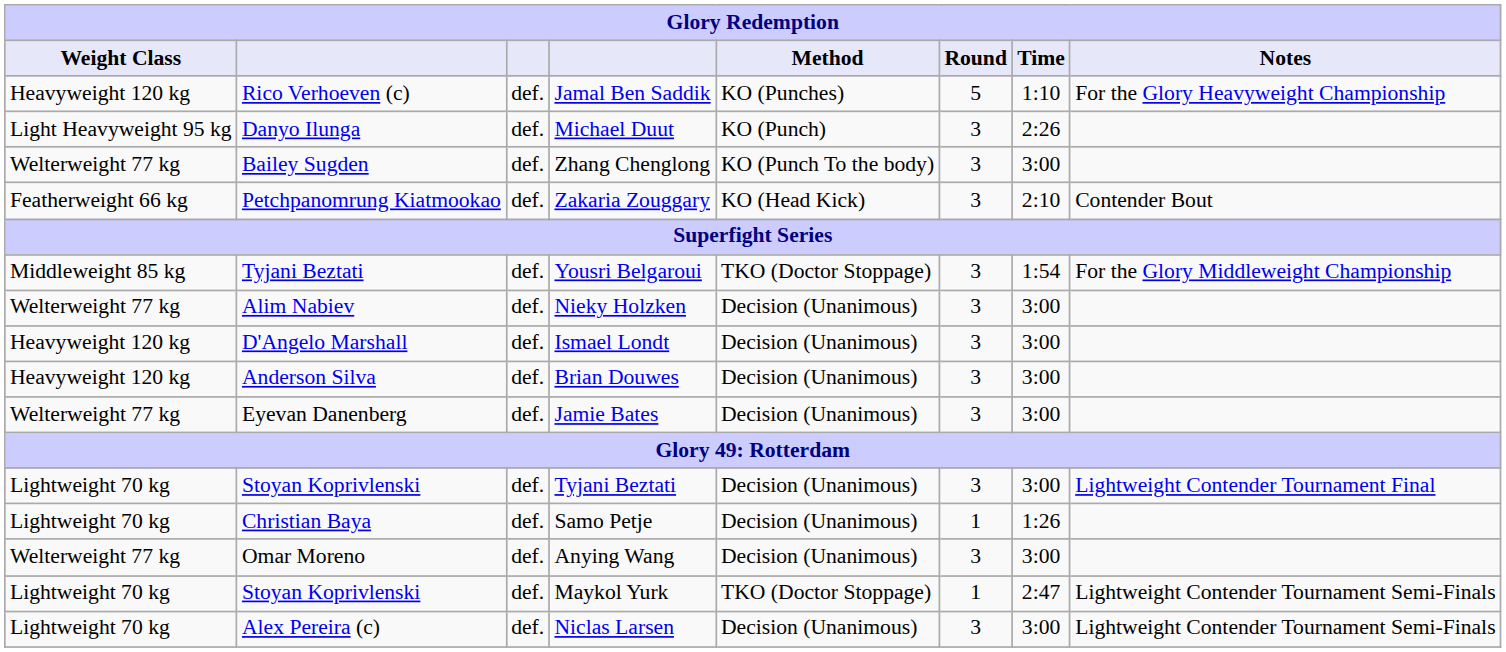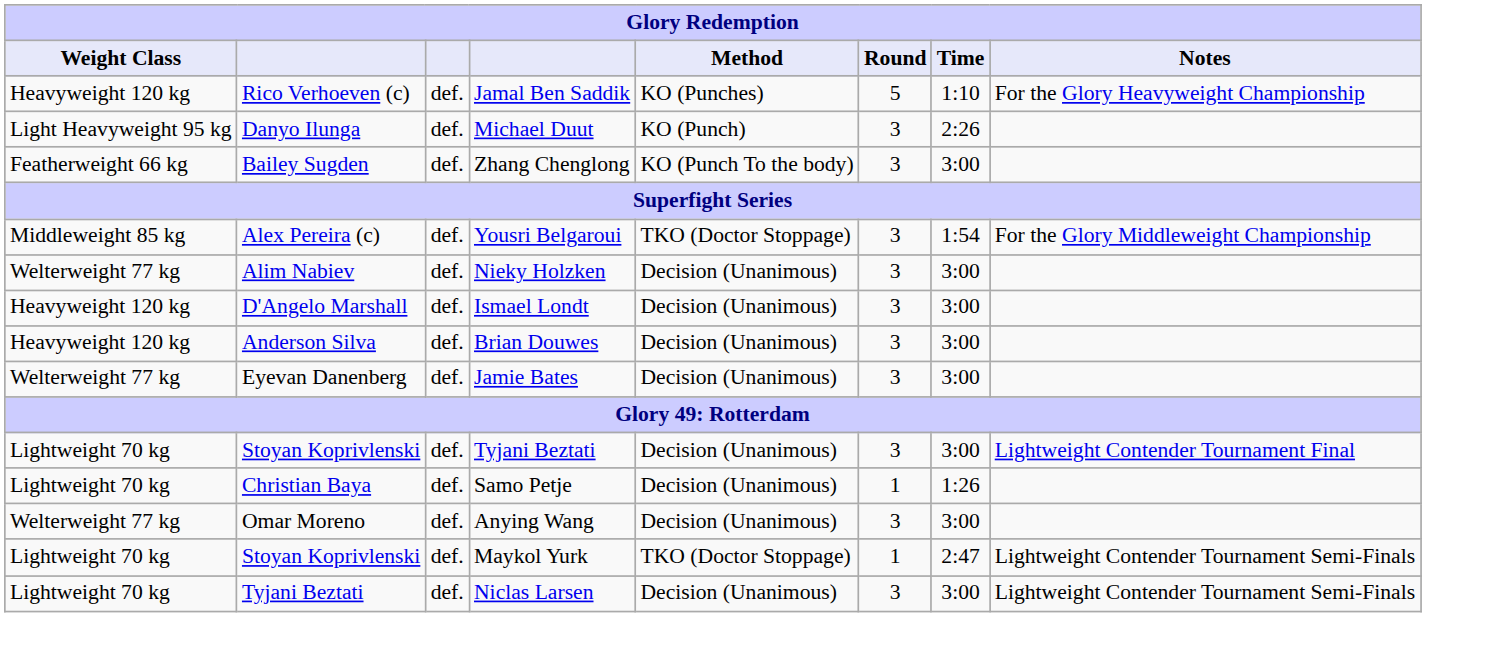(95, 164) Welterweight 77 kg -> (99, 164) Featherweight 66 kg
- row: (632, 200)
(303, 271) Tyjani Beztati -> (311, 236) Alex Pereira (c)
(311, 628) Alex Pereira (c) -> (303, 592) Tyjani Beztati
